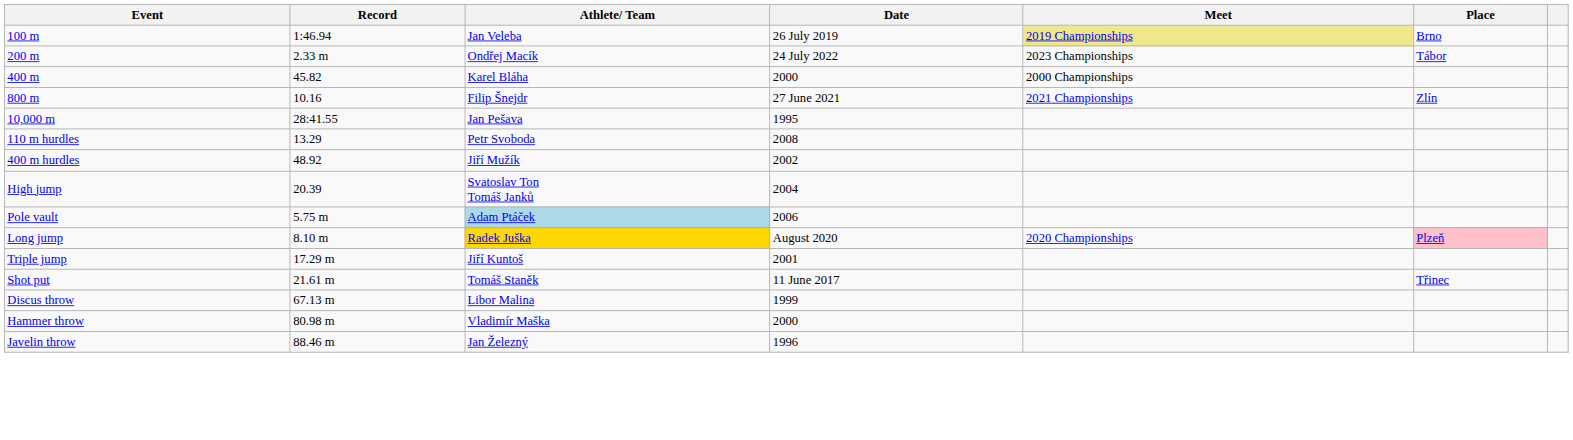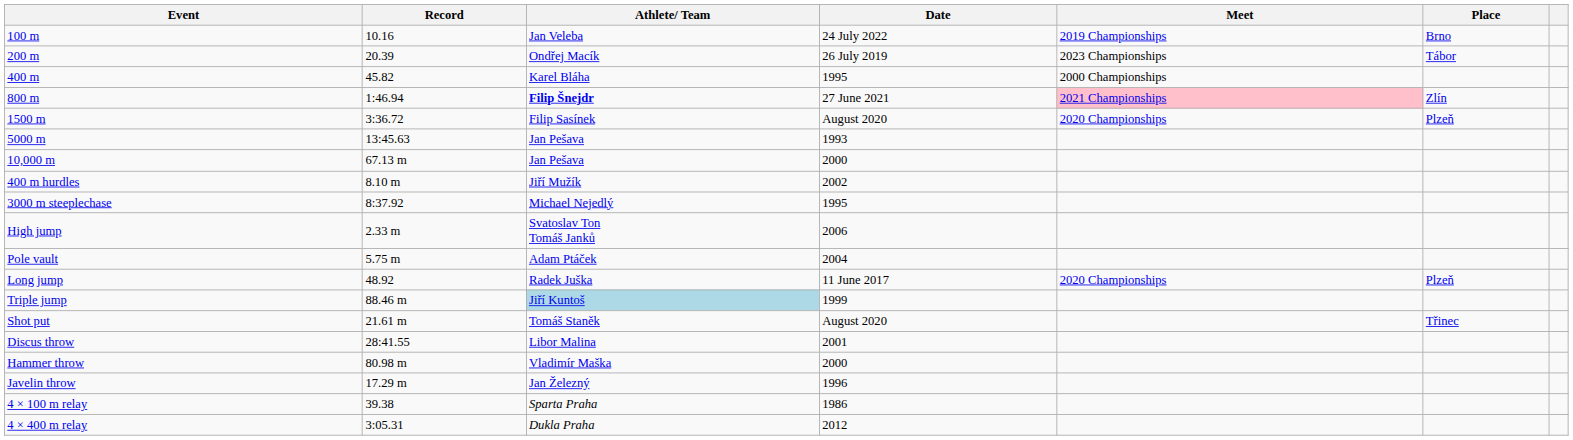(312, 35) 1:46.94 -> (380, 35) 10.16
(805, 35) 26 July 2019 -> (855, 35) 24 July 2022
(1079, 35) khaki background -> (1113, 35) no background
(311, 56) 2.33 m -> (380, 56) 20.39
(805, 56) 24 July 2022 -> (855, 56) 26 July 2019
(785, 77) 2000 -> (835, 77) 1995
(307, 98) 10.16 -> (384, 98) 1:46.94
(498, 98) normal -> (561, 98) bold
(1079, 98) no background -> (1113, 98) pink background
+ row: (26, 119)
+ row: (26, 139)
(315, 119) 28:41.55 -> (386, 160) 67.13 m
(785, 119) 1995 -> (835, 160) 2000
- row: (43, 139)
(307, 160) 48.92 -> (383, 181) 8.10 m
+ row: (60, 202)
(307, 188) 20.39 -> (383, 230) 2.33 m
(785, 188) 2004 -> (835, 230) 2006
(501, 217) lightblue background -> (563, 258) no background
(785, 217) 2006 -> (835, 258) 2004
(311, 238) 8.10 m -> (380, 279) 48.92
(499, 238) gold background -> (561, 279) no background
(805, 238) August 2020 -> (856, 279) 11 June 2017
(1430, 238) pink background -> (1440, 279) no background
(314, 258) 17.29 m -> (386, 300) 88.46 m
(495, 258) no background -> (557, 300) lightblue background
(785, 258) 2001 -> (835, 300) 1999
(806, 279) 11 June 2017 -> (855, 321) August 2020
(314, 300) 67.13 m -> (388, 342) 28:41.55
(785, 300) 1999 -> (835, 342) 2001
(314, 342) 88.46 m -> (386, 383) 17.29 m
+ row: (47, 404)
+ row: (47, 425)
